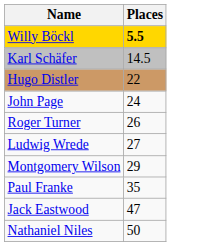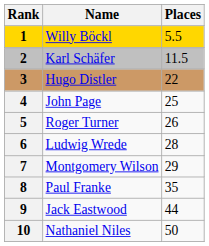+ column: (23, 15)
(135, 36) bold -> (173, 36) normal
(139, 58) 14.5 -> (176, 58) 11.5
(134, 101) 24 -> (172, 101) 25
(134, 144) 27 -> (172, 144) 28
(134, 209) 47 -> (172, 209) 44
